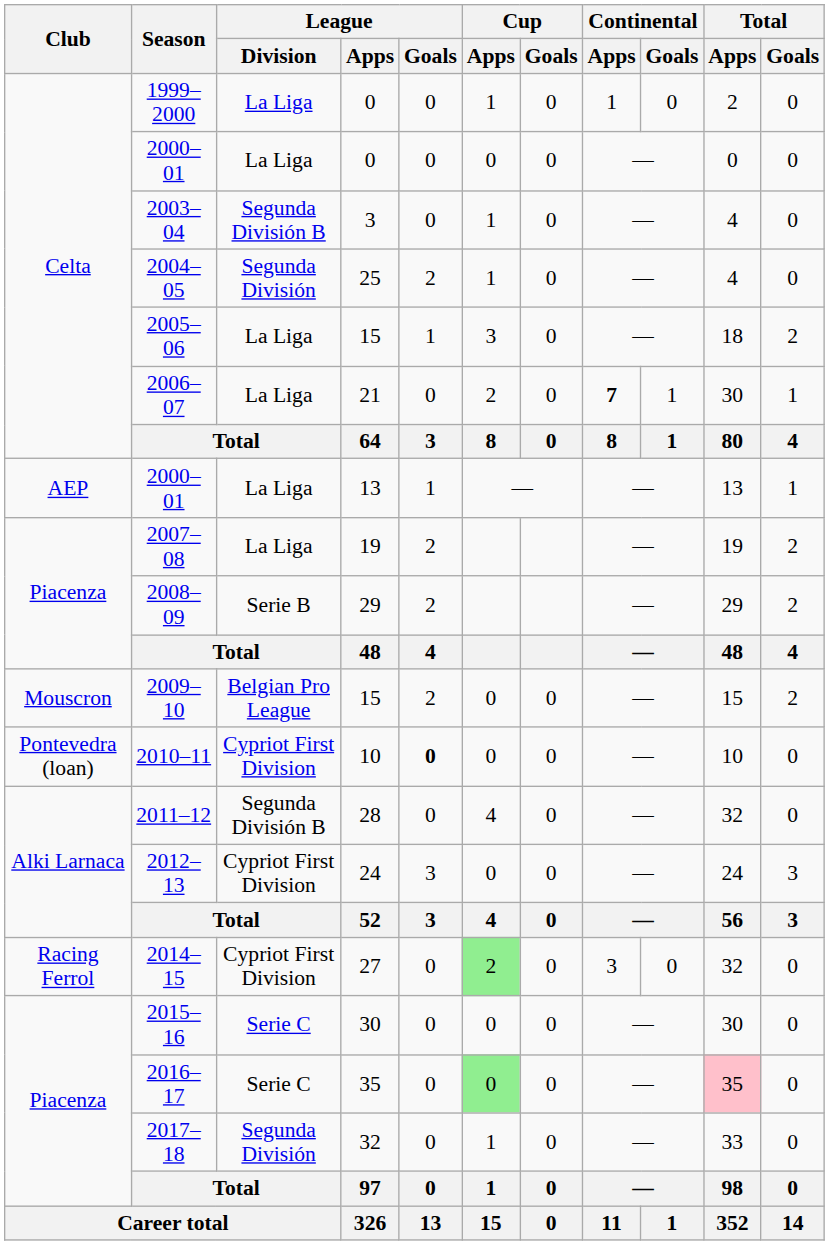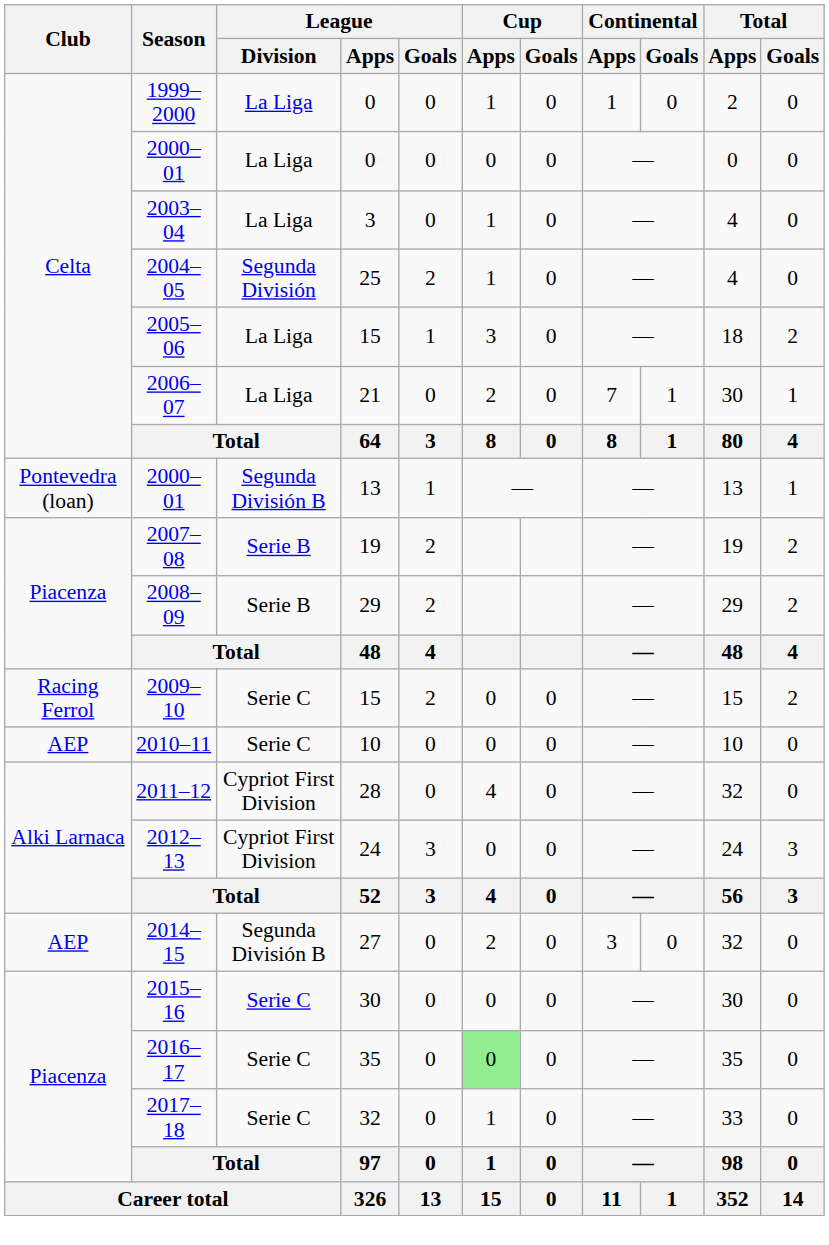(279, 219) Segunda División B -> (279, 219) La Liga
(612, 395) bold -> (612, 395) normal
(68, 487) AEP -> (68, 487) Pontevedra (loan)
(279, 487) La Liga -> (279, 487) Segunda División B
(279, 546) La Liga -> (279, 546) Serie B
(68, 697) Mouscron -> (68, 697) Racing Ferrol
(279, 697) Belgian Pro League -> (279, 697) Serie C
(68, 756) Pontevedra (loan) -> (68, 744) AEP
(279, 756) Cypriot First Division -> (279, 744) Serie C
(430, 756) bold -> (430, 744) normal
(279, 814) Segunda División B -> (279, 790) Cypriot First Division
(68, 966) Racing Ferrol -> (68, 941) AEP
(279, 966) Cypriot First Division -> (279, 941) Segunda División B
(491, 966) lightgreen background -> (491, 941) no background
(732, 1083) pink background -> (732, 1059) no background
(279, 1141) Segunda División -> (279, 1117) Serie C
